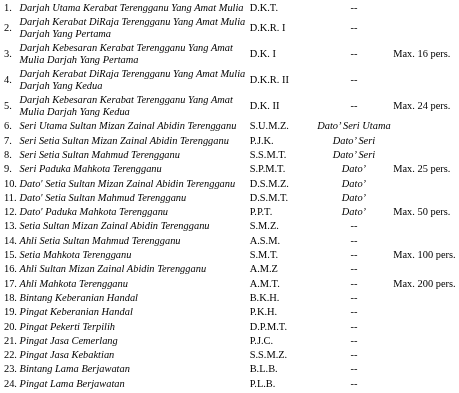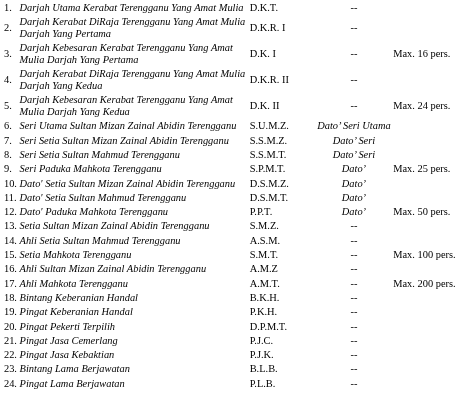(262, 140) P.J.K. -> (268, 140) S.S.M.Z.
(268, 355) S.S.M.Z. -> (262, 355) P.J.K.
